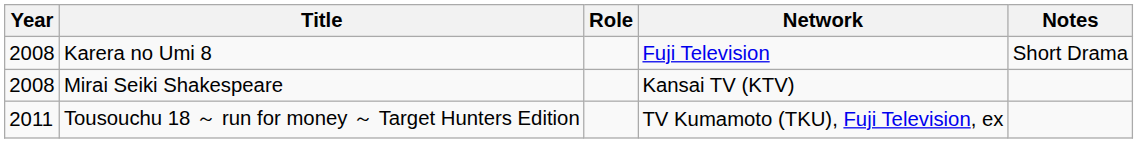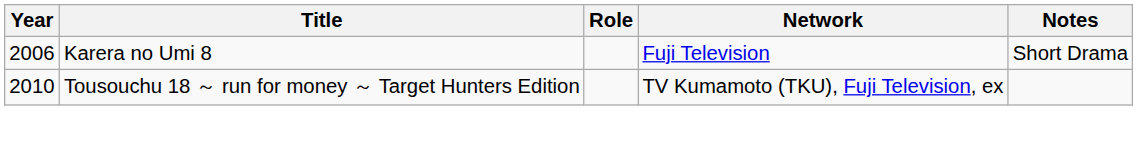(32, 52) 2008 -> (32, 52) 2006
- row: (173, 85)
(31, 119) 2011 -> (32, 86) 2010
